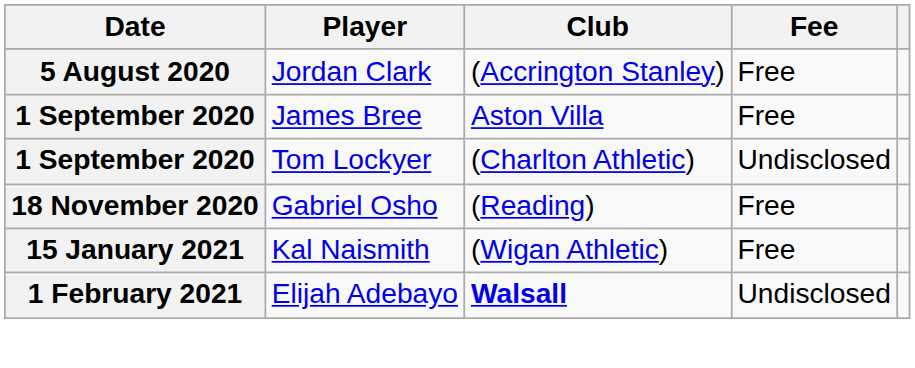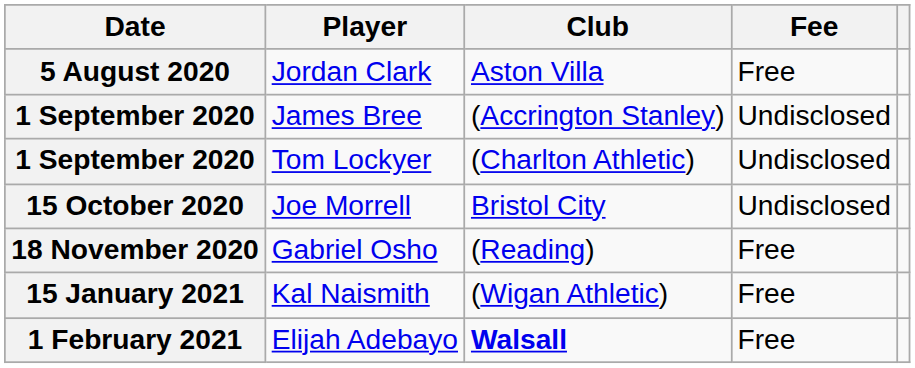(598, 71) (Accrington Stanley) -> (537, 71) Aston Villa
(537, 116) Aston Villa -> (598, 116) (Accrington Stanley)
(766, 116) Free -> (814, 116) Undisclosed
+ row: (341, 205)
(814, 294) Undisclosed -> (766, 339) Free
